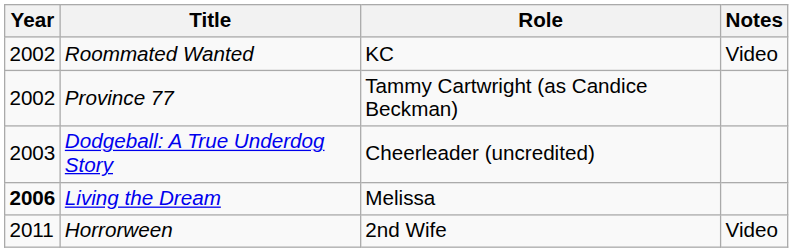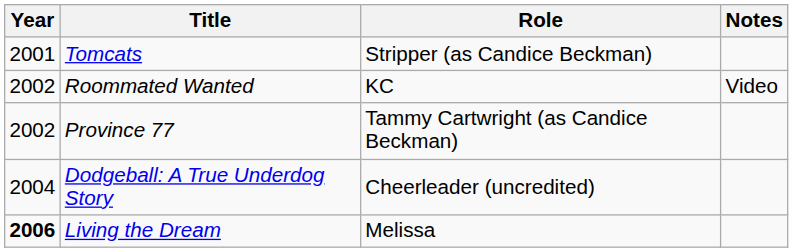+ row: (103, 53)
(32, 153) 2003 -> (32, 186) 2004
- row: (119, 230)
